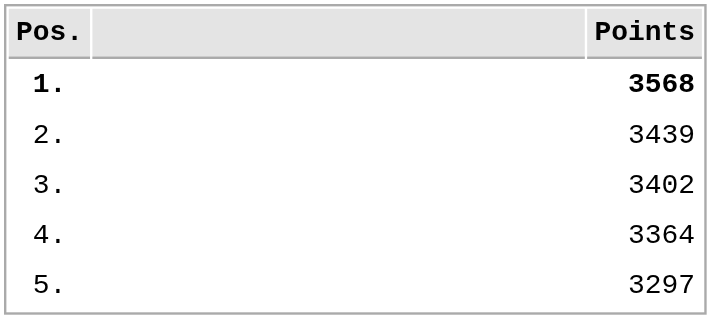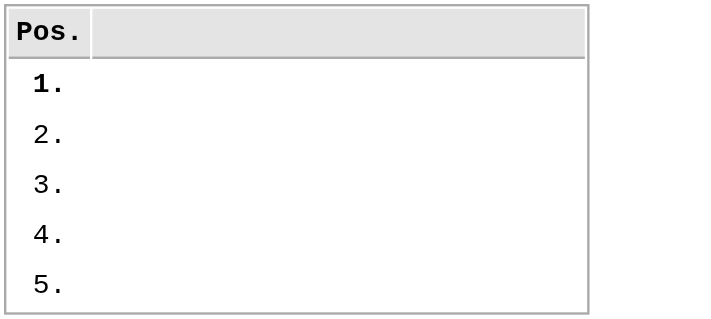- column: (645, 33)
